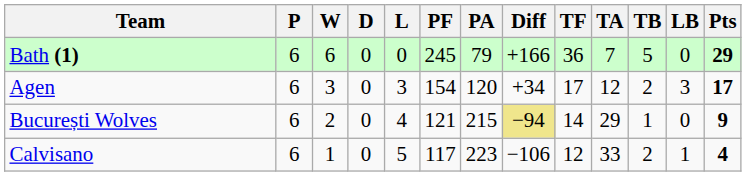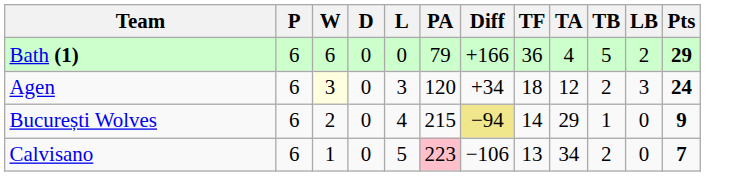- column: (440, 21)
(610, 54) 7 -> (569, 54) 4
(685, 54) 0 -> (644, 54) 2
(330, 87) no background -> (330, 87) lightyellow background
(573, 87) 17 -> (532, 87) 18
(723, 87) 17 -> (682, 87) 24
(481, 154) no background -> (440, 154) pink background
(573, 154) 12 -> (532, 154) 13
(610, 154) 33 -> (569, 154) 34
(685, 154) 1 -> (644, 154) 0
(723, 154) 4 -> (682, 154) 7
